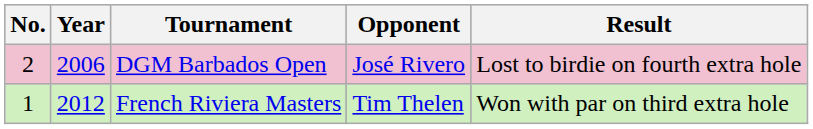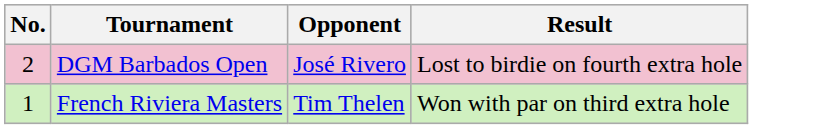- column: (81, 24)
